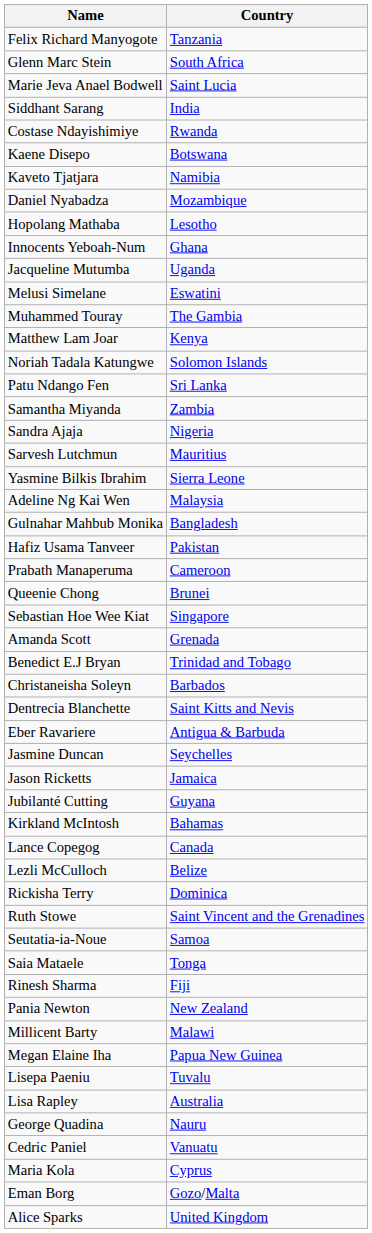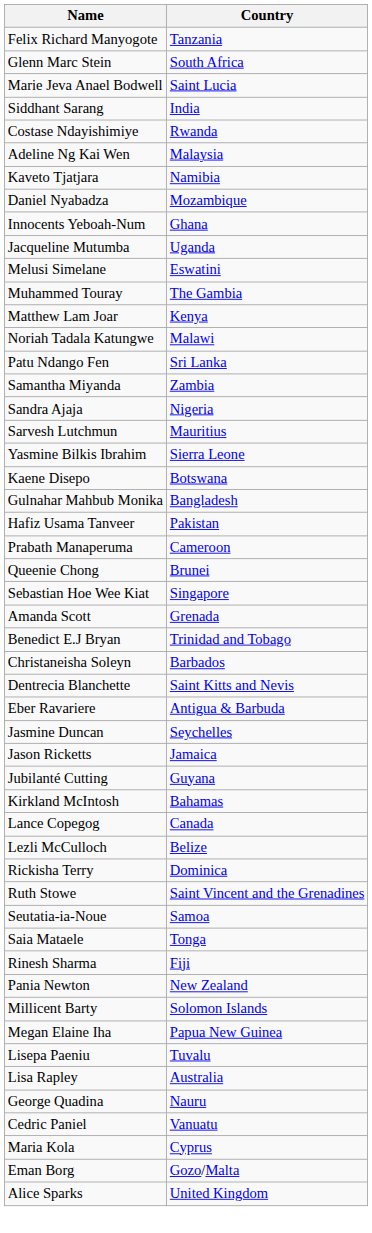rows swapped: (49, 154) <-> (69, 500)
- row: (64, 223)
(219, 362) Solomon Islands -> (192, 339) Malawi
(192, 1032) Malawi -> (219, 1008) Solomon Islands
